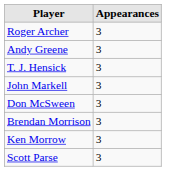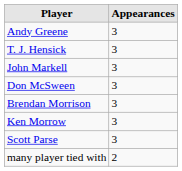- row: (38, 31)
+ row: (57, 157)
